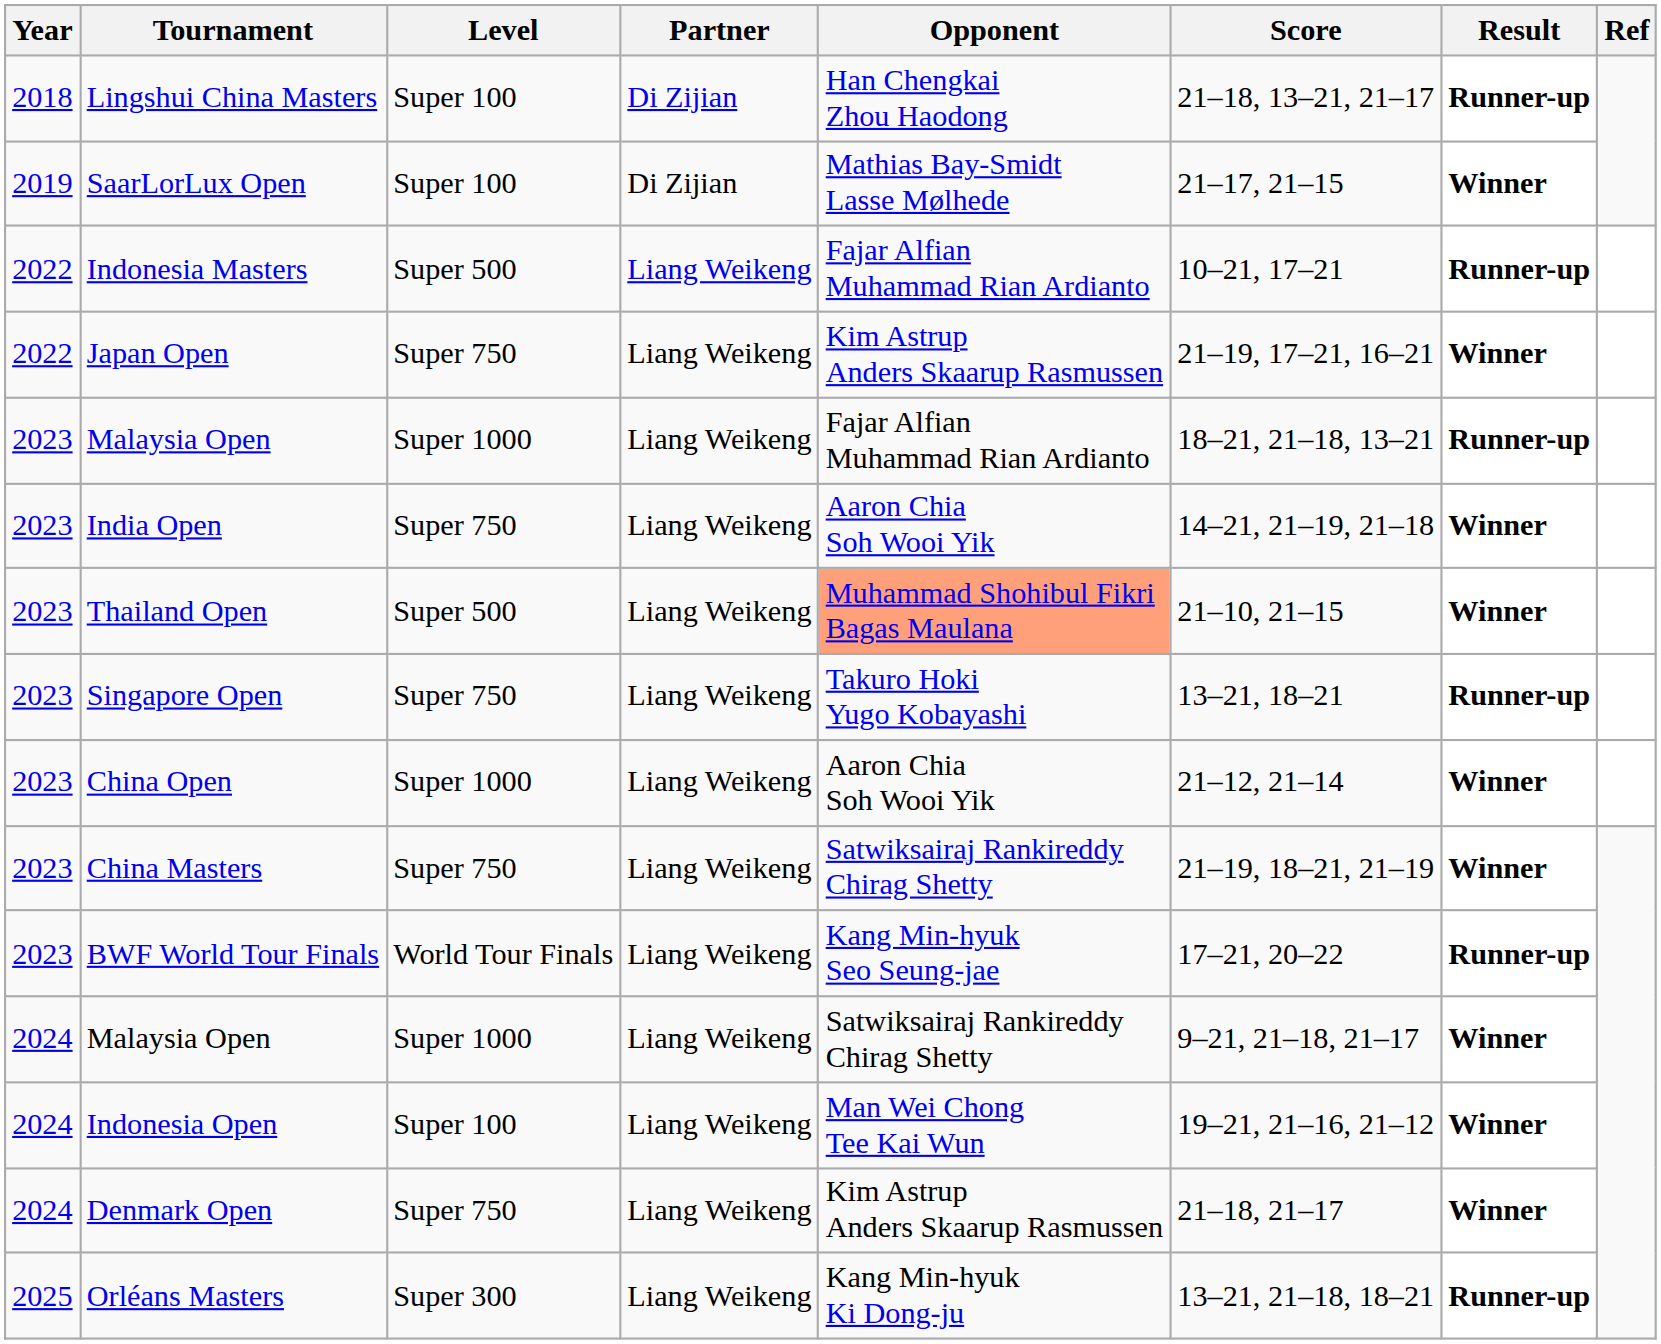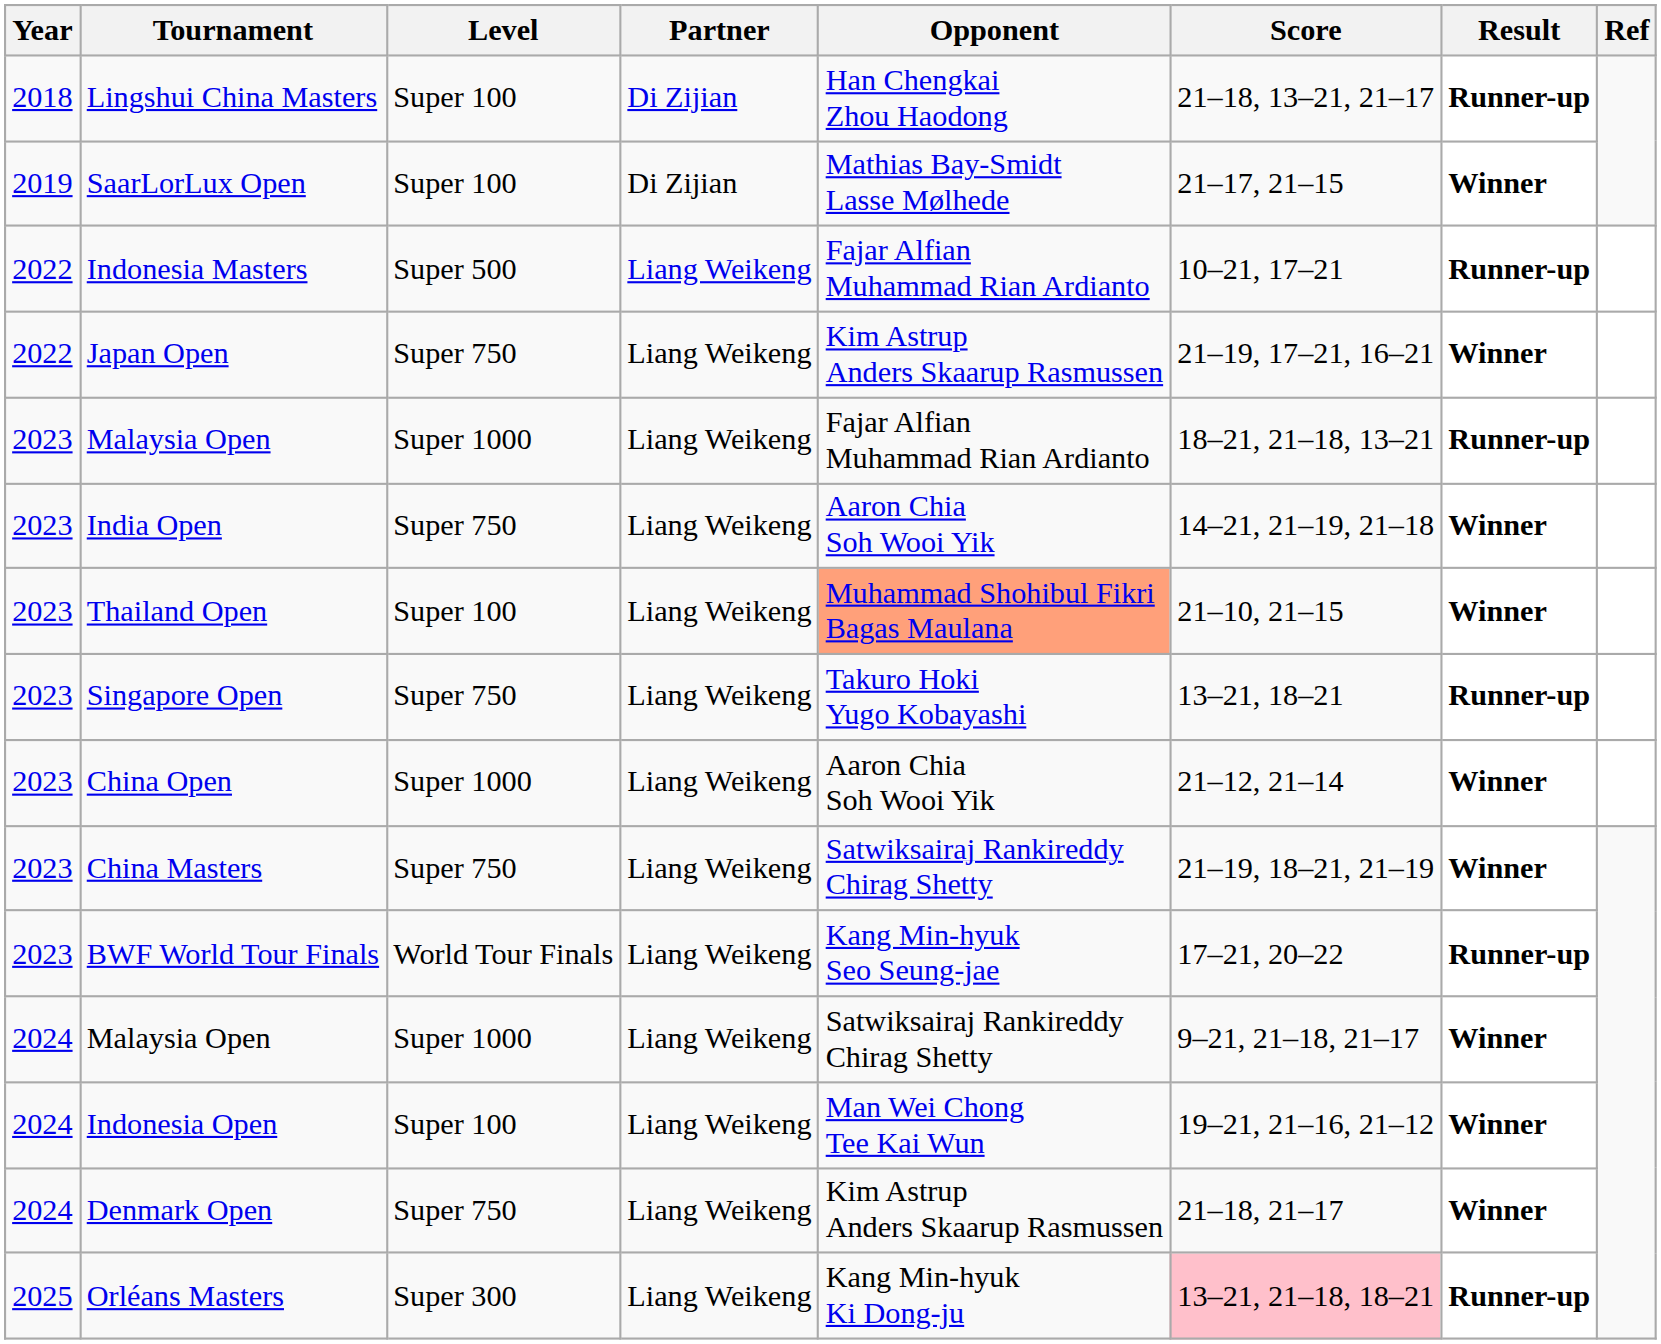(455, 611) Super 500 -> (455, 611) Super 100
(1306, 1295) no background -> (1306, 1295) pink background
